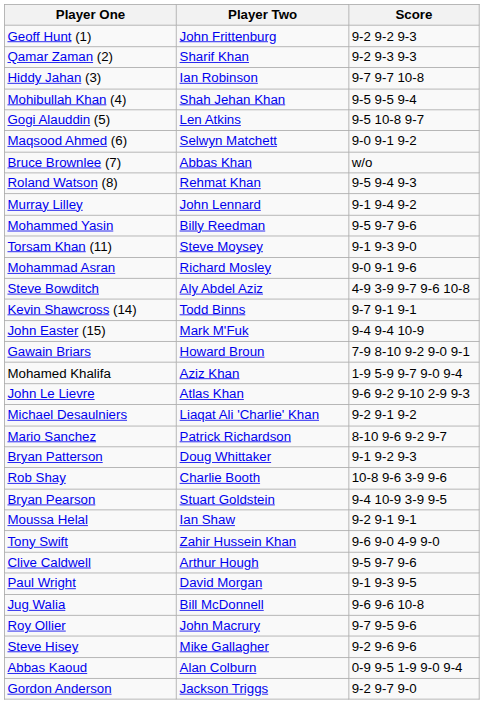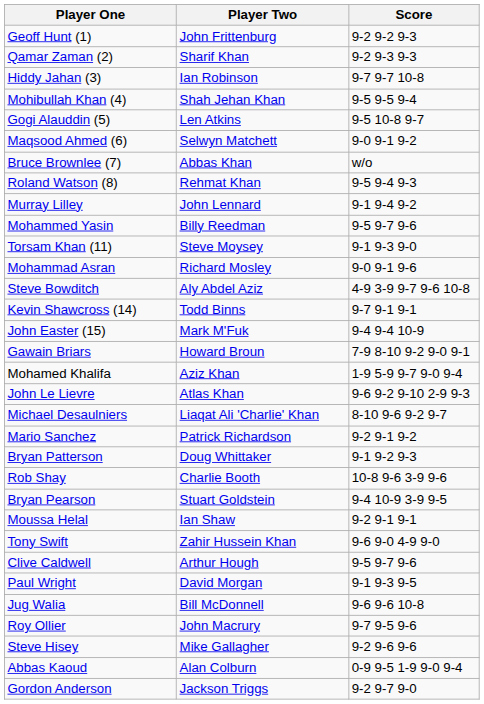(384, 415) 9-2 9-1 9-2 -> (399, 415) 8-10 9-6 9-2 9-7
(399, 436) 8-10 9-6 9-2 9-7 -> (384, 436) 9-2 9-1 9-2
